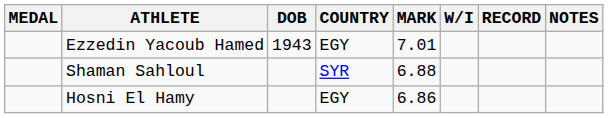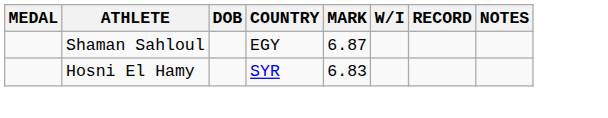- row: (165, 45)
(334, 72) SYR -> (265, 45) EGY
(417, 72) 6.88 -> (347, 45) 6.87
(334, 99) EGY -> (265, 72) SYR
(417, 99) 6.86 -> (347, 72) 6.83
